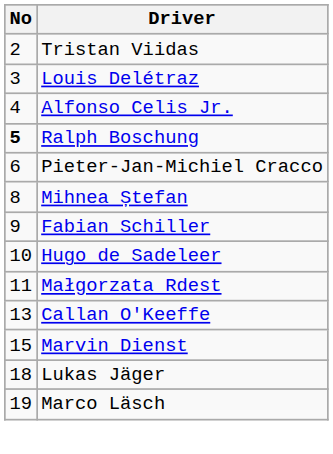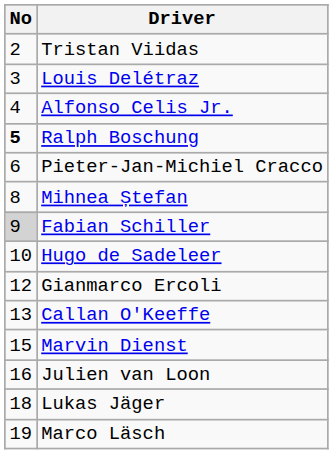(15, 227) no background -> (15, 227) lightgrey background
- row: (131, 286)
+ row: (131, 286)
+ row: (126, 375)
